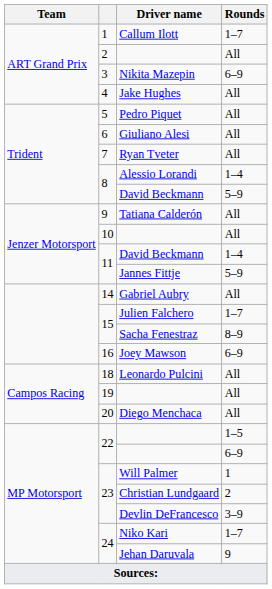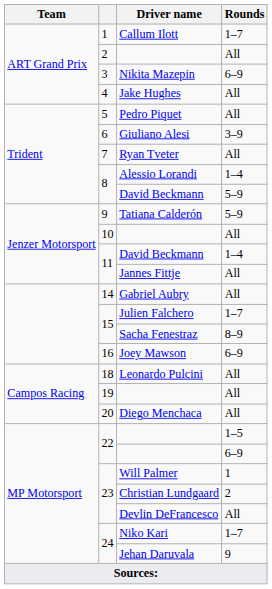(232, 133) All -> (234, 133) 3–9
(232, 213) All -> (234, 213) 5–9
(234, 273) 5–9 -> (232, 273) All
(234, 513) 3–9 -> (232, 513) All
